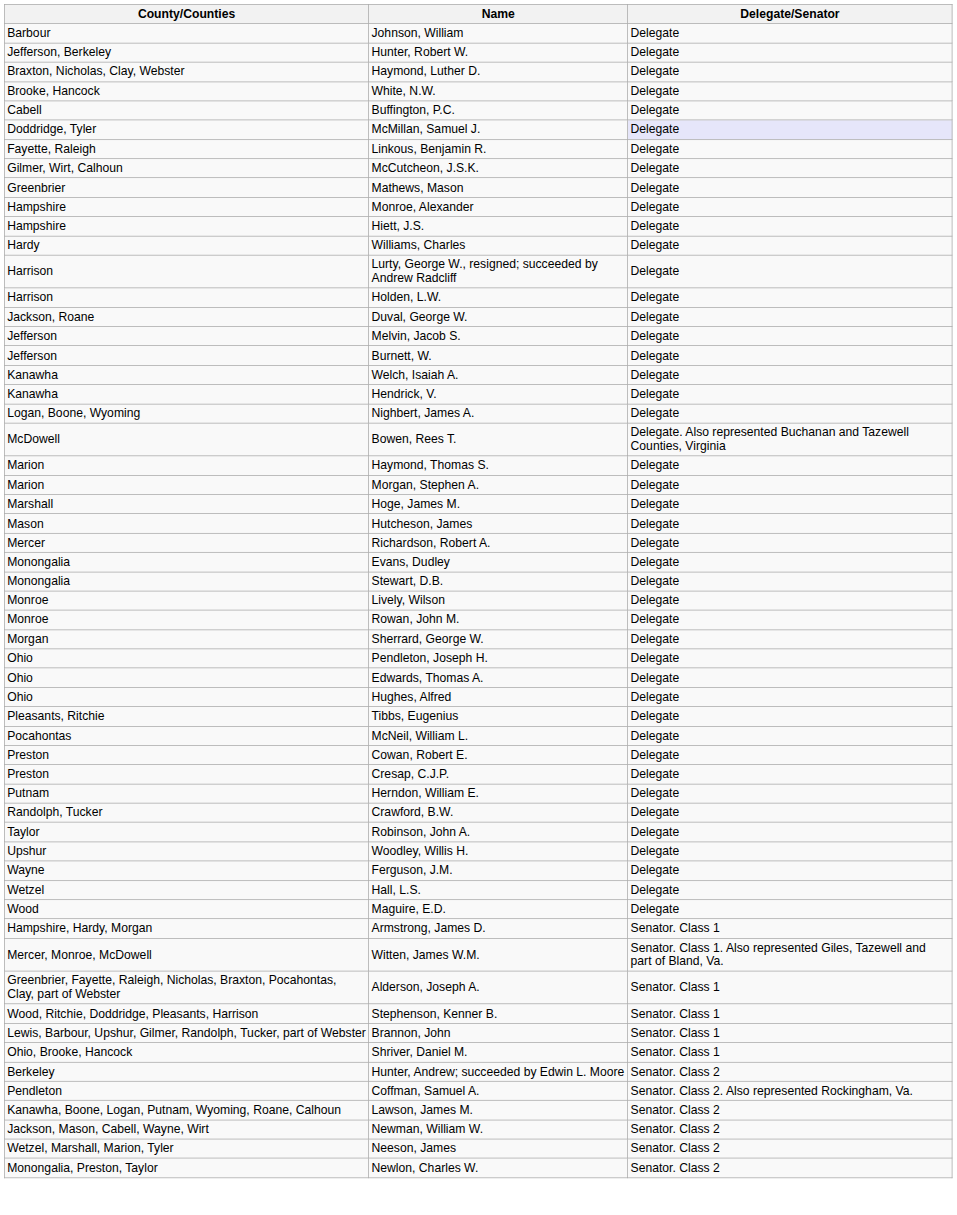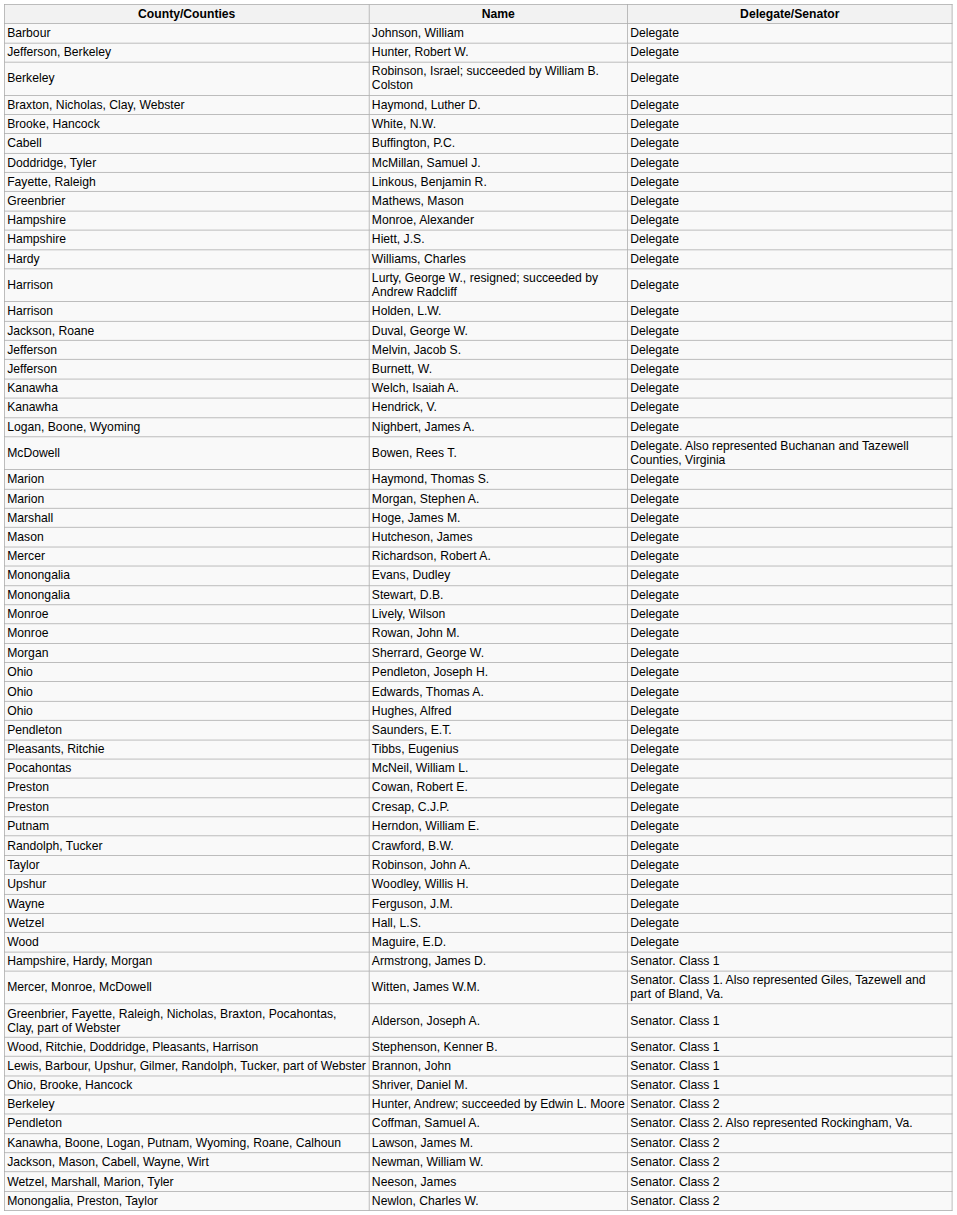+ row: (485, 78)
(655, 129) lavender background -> (655, 162) no background
- row: (425, 168)
+ row: (412, 730)
